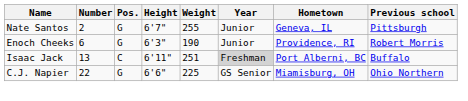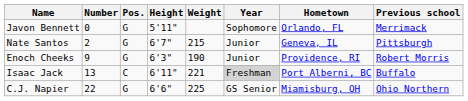+ row: (43, 27)
(191, 27) 255 -> (196, 42) 215
(81, 42) 6 -> (87, 58) 9
(191, 58) 251 -> (196, 73) 221
